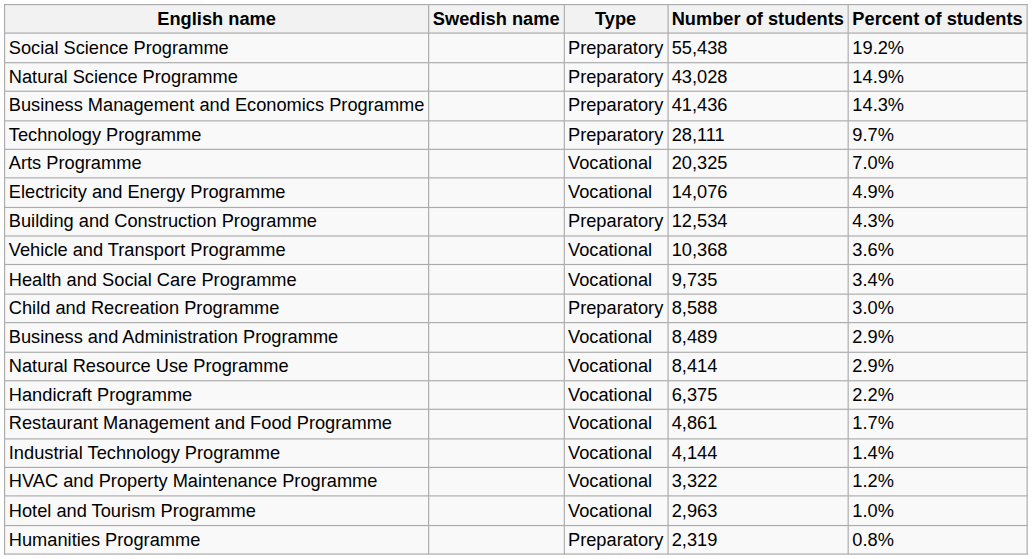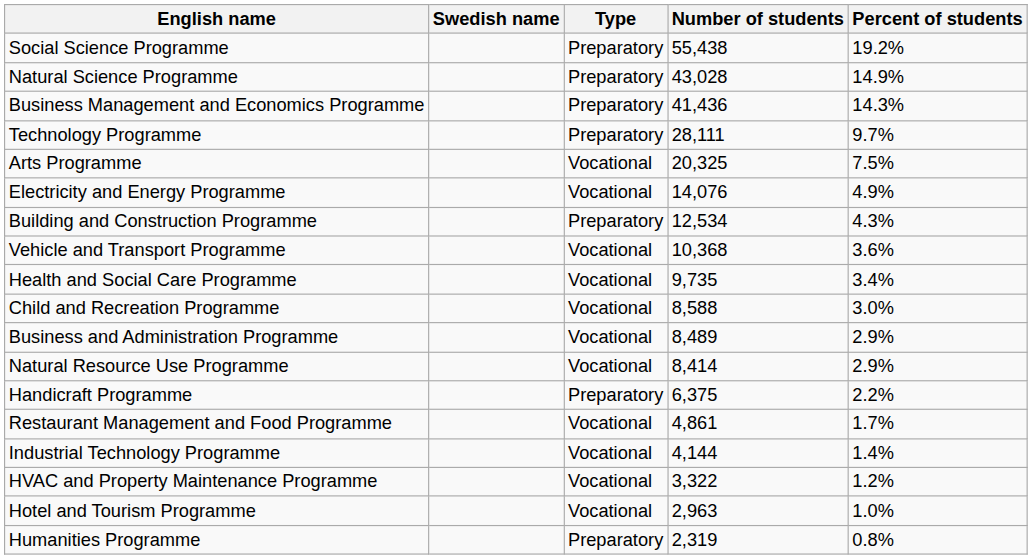(873, 163) 7.0% -> (873, 163) 7.5%
(616, 308) Preparatory -> (610, 308) Vocational
(610, 395) Vocational -> (616, 395) Preparatory
